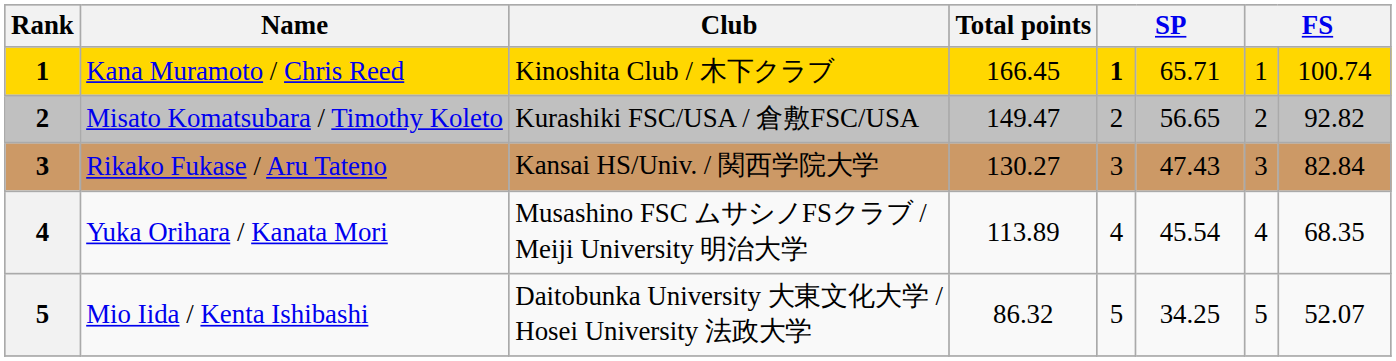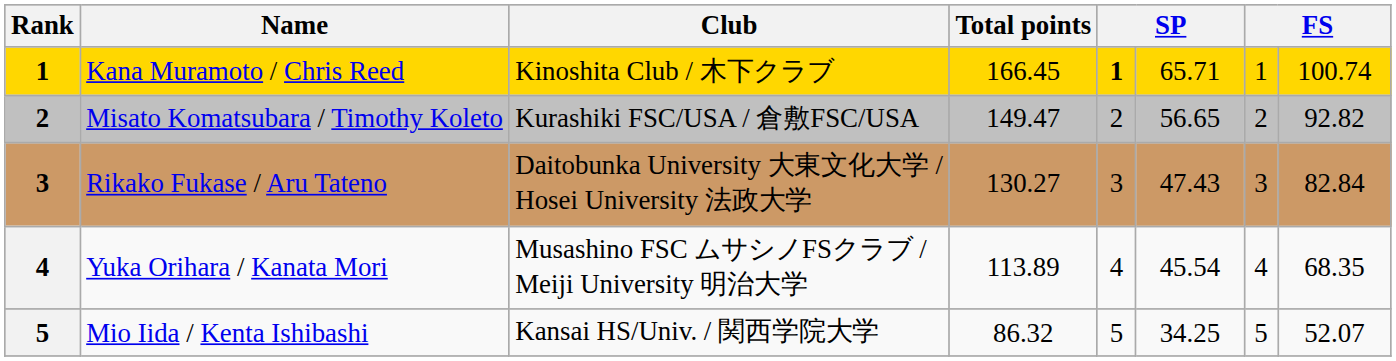(697, 165) Kansai HS/Univ. / 関西学院大学 -> (729, 183) Daitobunka University 大東文化大学 / Hosei University 法政大学
(729, 313) Daitobunka University 大東文化大学 / Hosei University 法政大学 -> (697, 331) Kansai HS/Univ. / 関西学院大学
